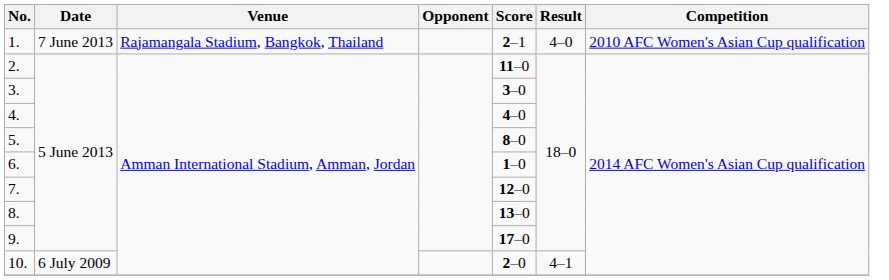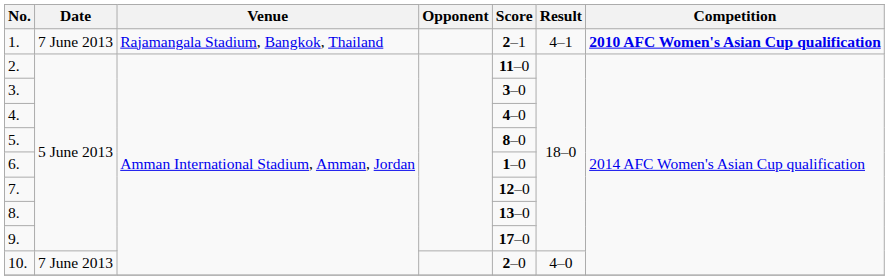(561, 41) 4–0 -> (561, 41) 4–1
(727, 41) normal -> (735, 41) bold
(74, 262) 6 July 2009 -> (76, 262) 7 June 2013
(561, 262) 4–1 -> (561, 262) 4–0
